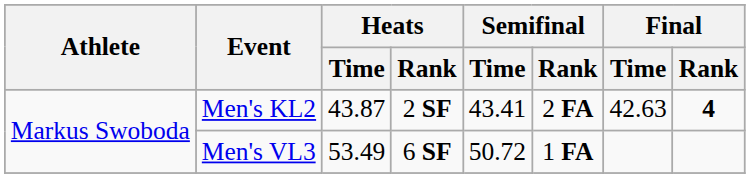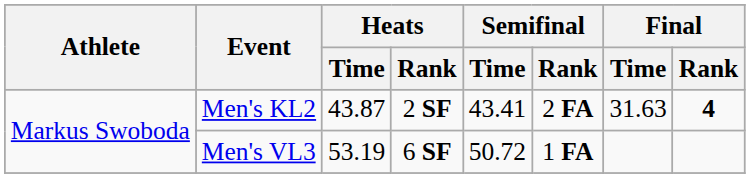(638, 109) 42.63 -> (638, 109) 31.63
(357, 152) 53.49 -> (357, 152) 53.19
